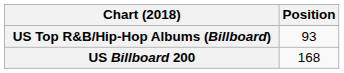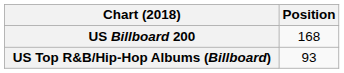rows swapped: (142, 57) <-> (142, 36)
